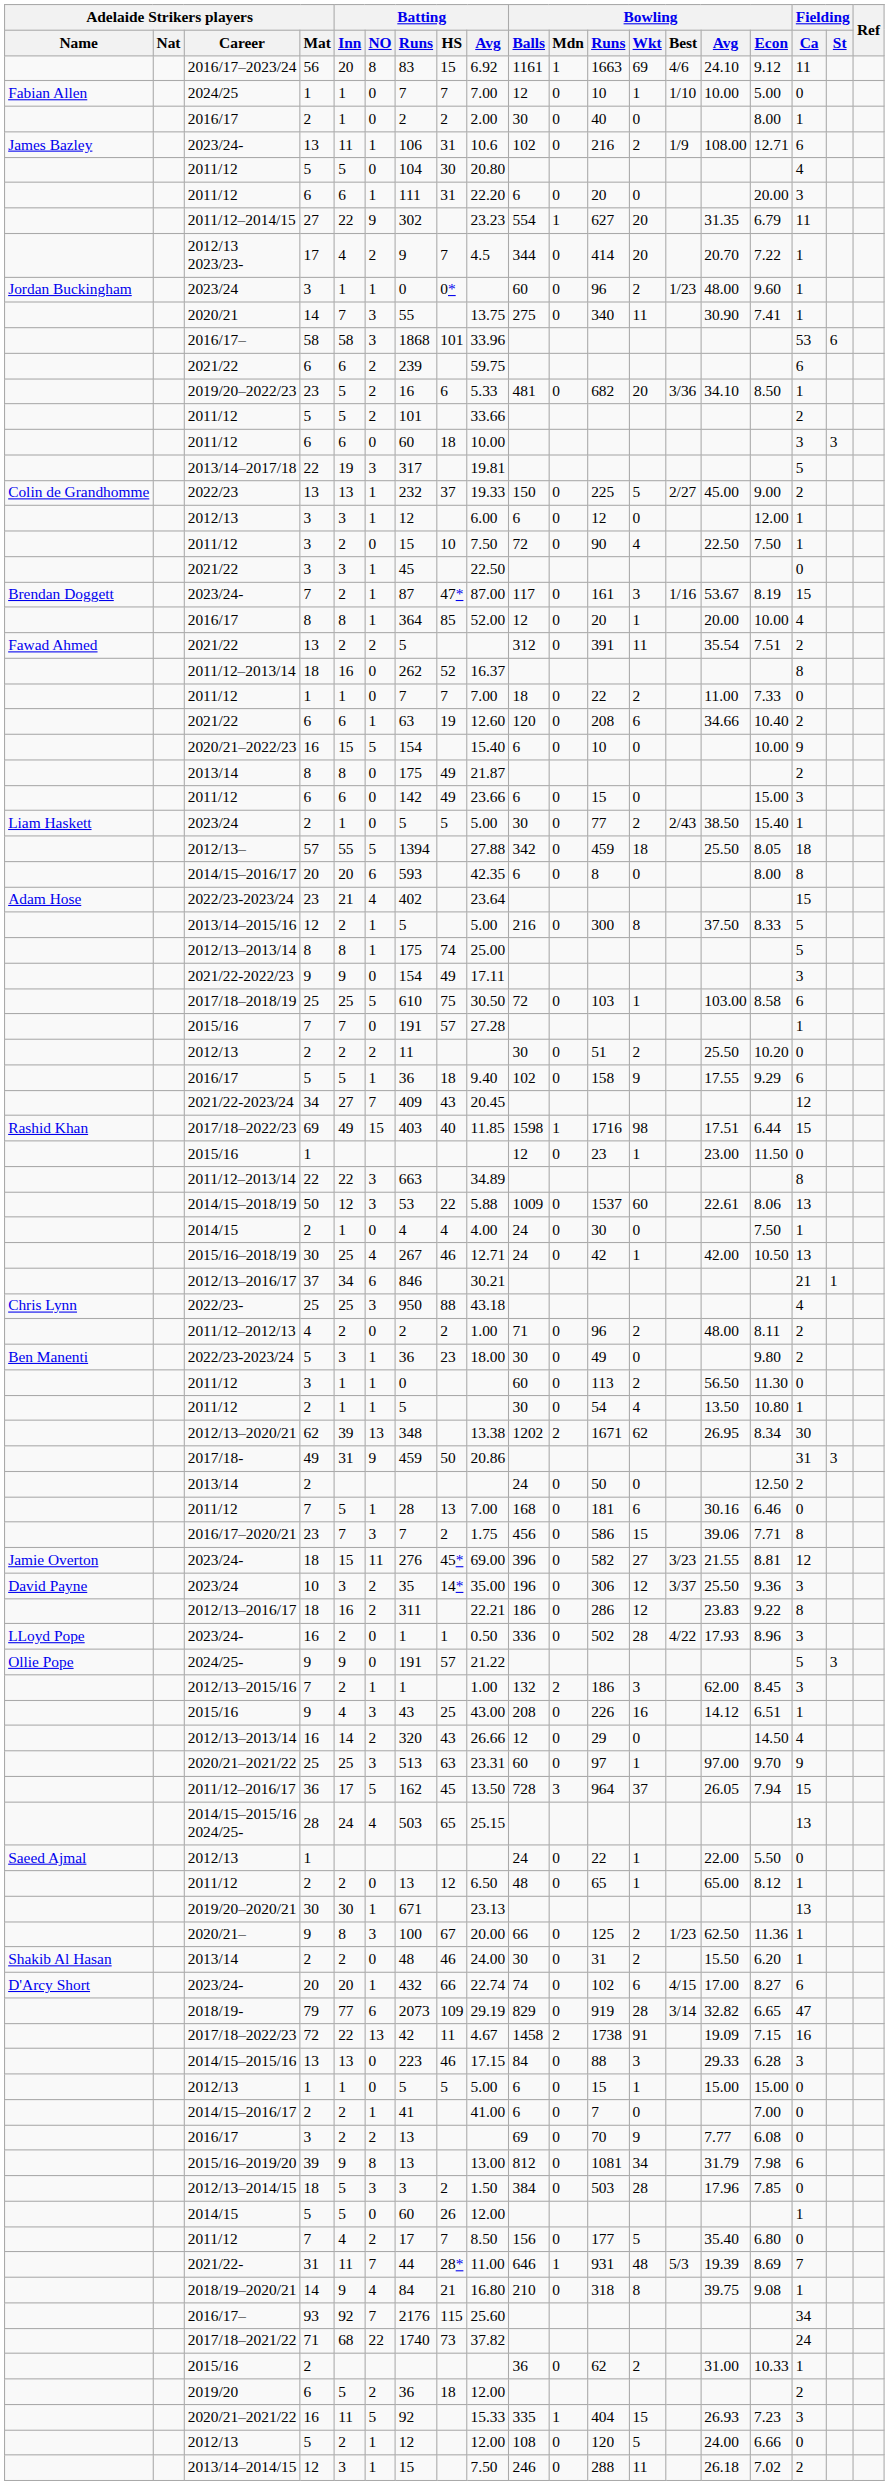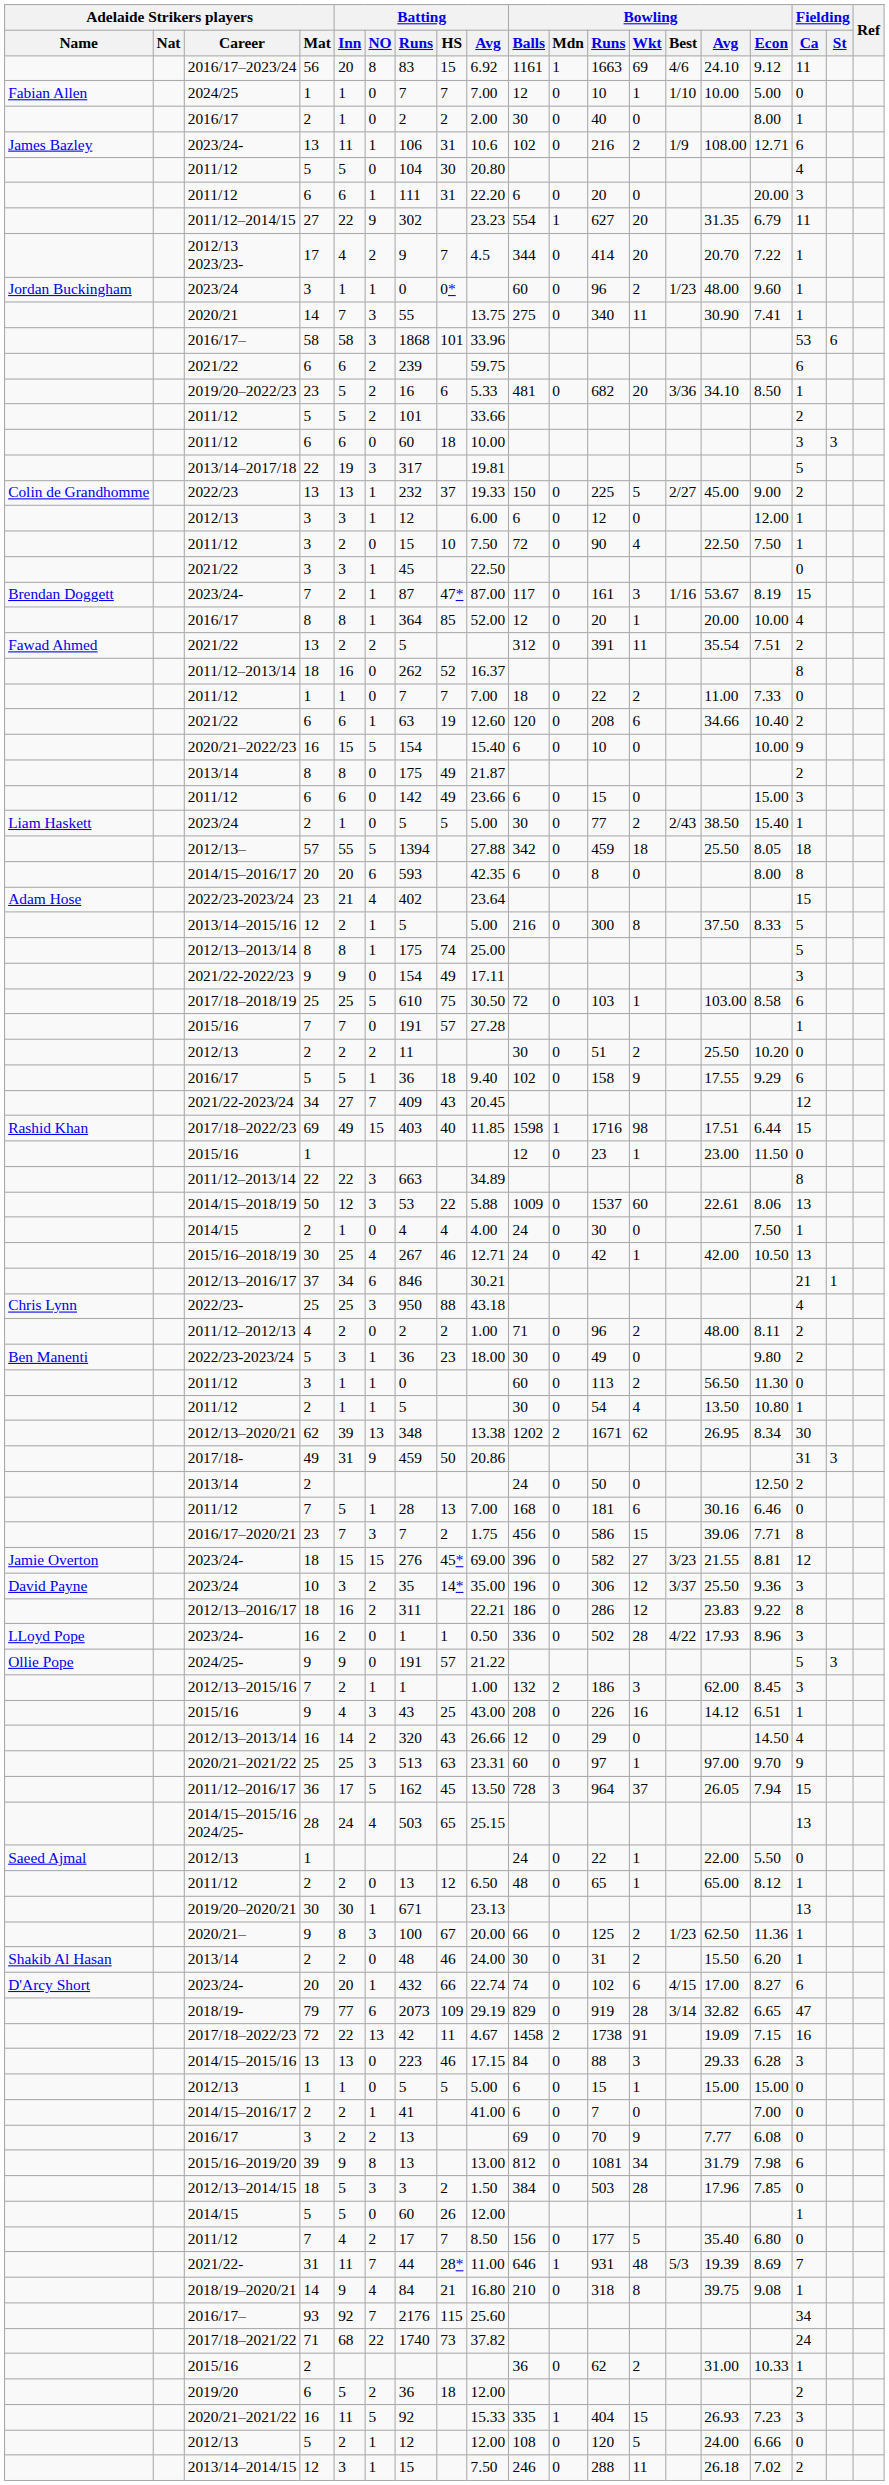(376, 1560) 11 -> (376, 1560) 15
